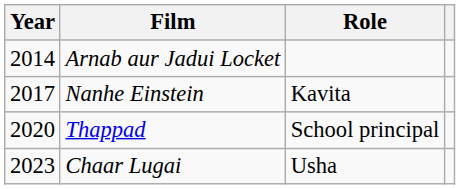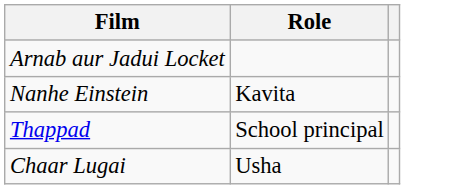- column: (32, 22)
